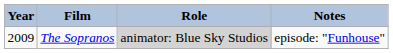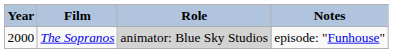(21, 37) 2009 -> (21, 37) 2000
